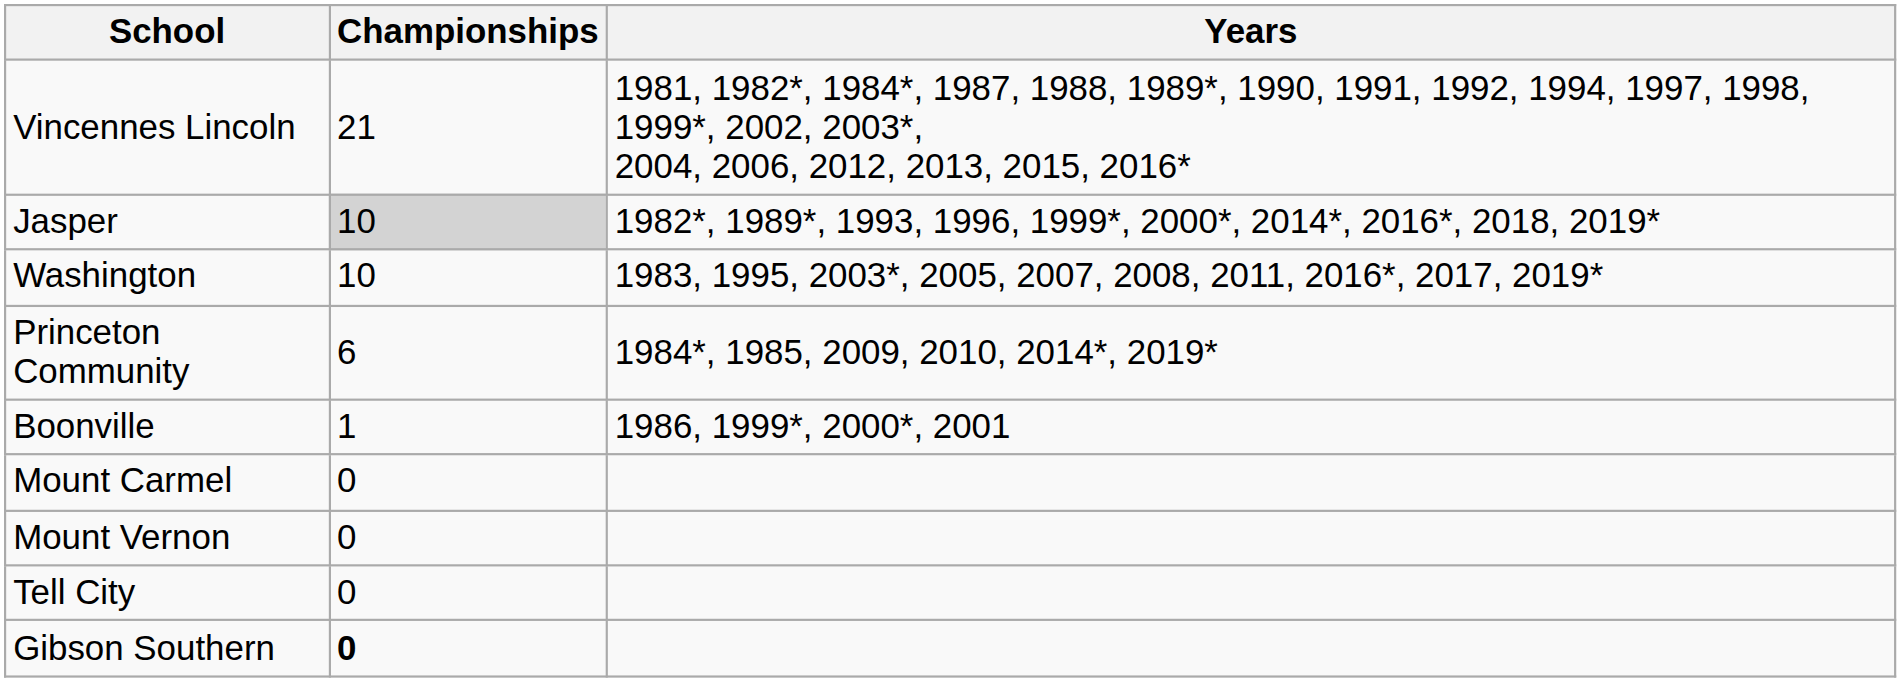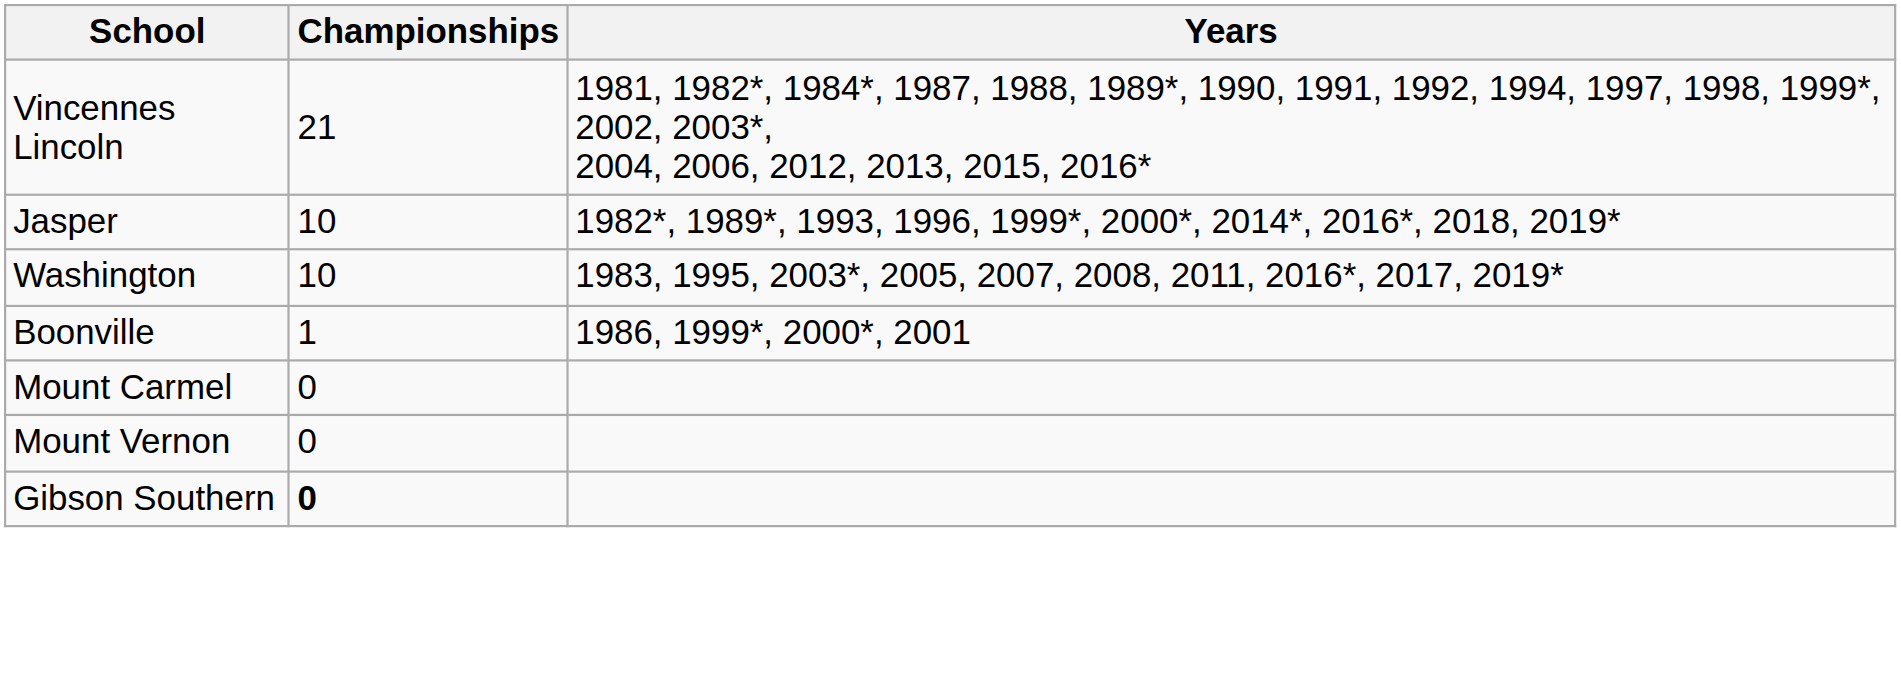(356, 221) lightgrey background -> (317, 221) no background
- row: (101, 351)
- row: (74, 592)
